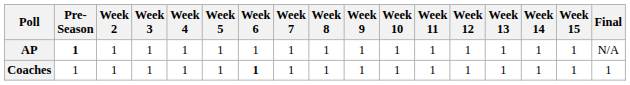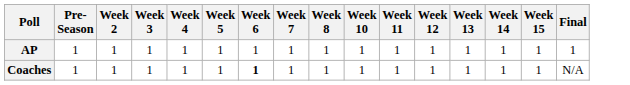- column: (362, 22)
(75, 50) bold -> (75, 50) normal
(608, 50) N/A -> (573, 50) 1
(608, 70) 1 -> (573, 70) N/A
